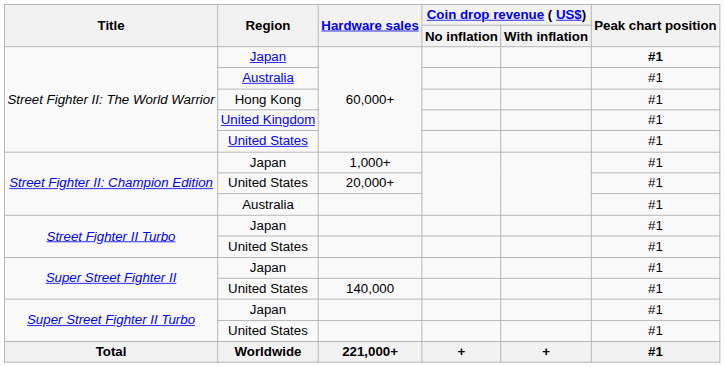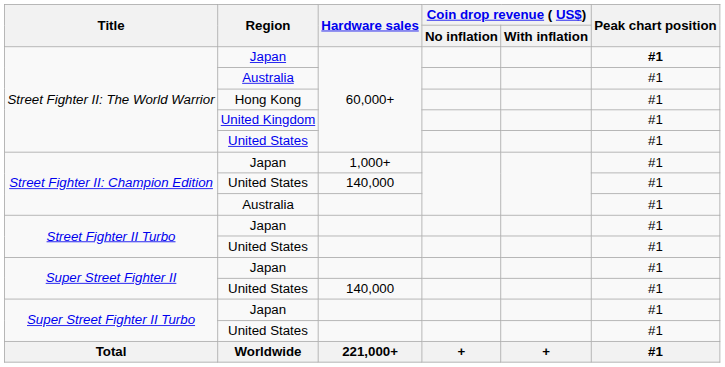(370, 183) 20,000+ -> (370, 183) 140,000
